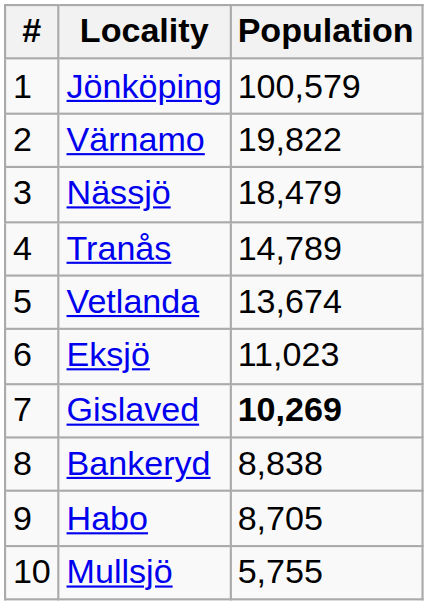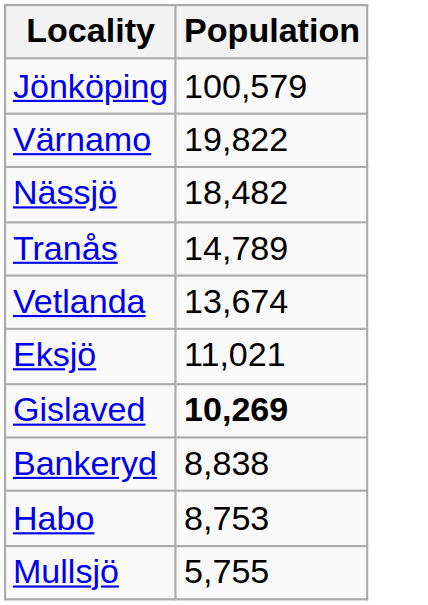- column: (32, 31)
(290, 193) 18,479 -> (236, 193) 18,482
(288, 355) 11,023 -> (235, 355) 11,021
(280, 517) 8,705 -> (227, 517) 8,753
